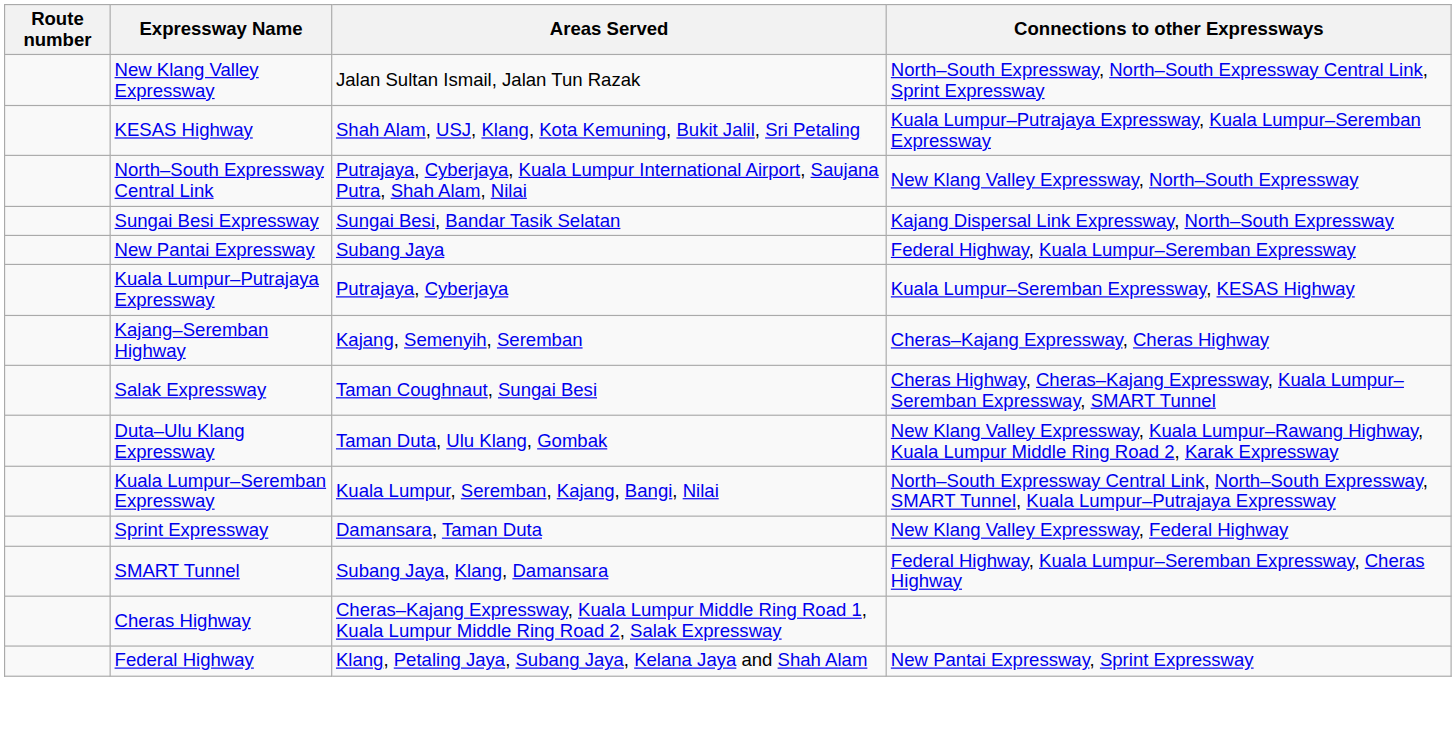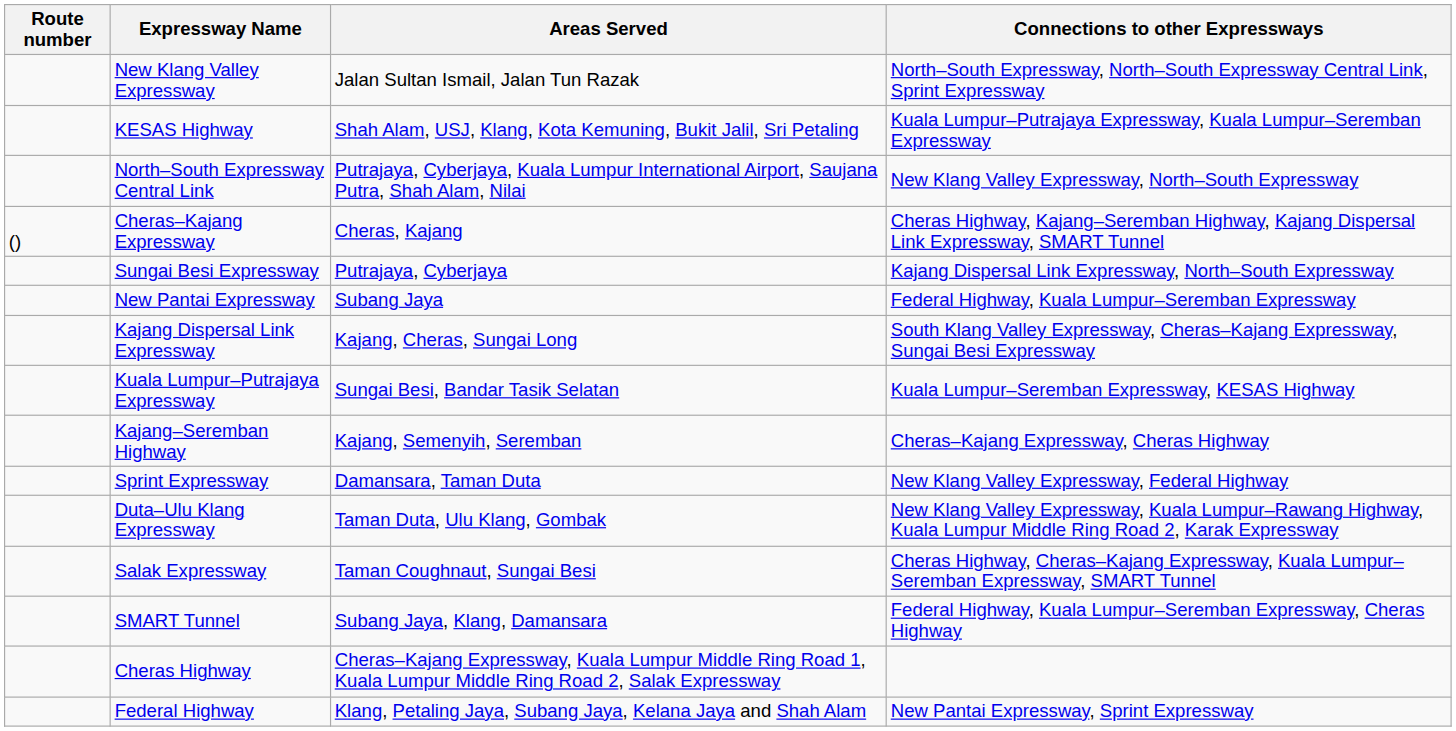+ row: (179, 230)
(478, 220) Sungai Besi, Bandar Tasik Selatan -> (421, 270) Putrajaya, Cyberjaya
+ row: (204, 340)
(422, 289) Putrajaya, Cyberjaya -> (477, 390) Sungai Besi, Bandar Tasik Selatan
rows swapped: (191, 530) <-> (190, 390)
- row: (220, 491)
